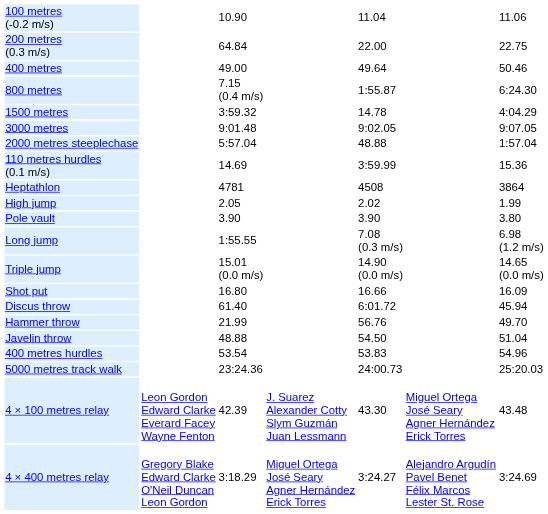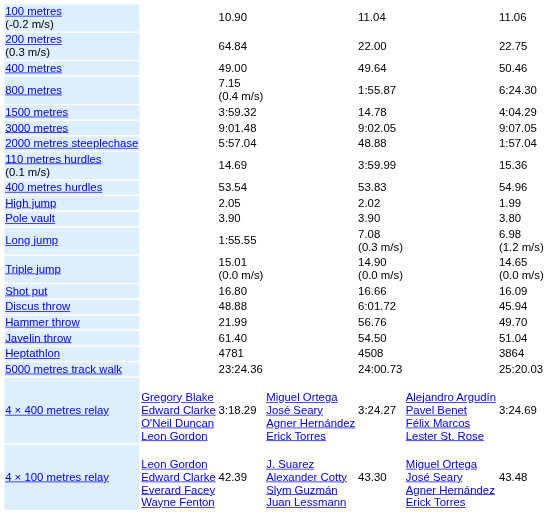rows swapped: (54, 353) <-> (33, 187)
(233, 307) 61.40 -> (233, 307) 48.88
(233, 338) 48.88 -> (233, 338) 61.40
rows swapped: (57, 410) <-> (57, 477)
